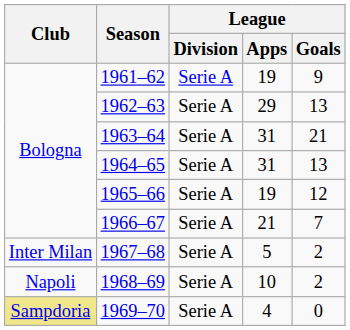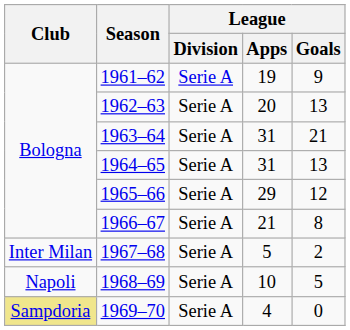(267, 106) 29 -> (267, 106) 20
(267, 194) 19 -> (267, 194) 29
(318, 223) 7 -> (318, 223) 8
(318, 281) 2 -> (318, 281) 5
